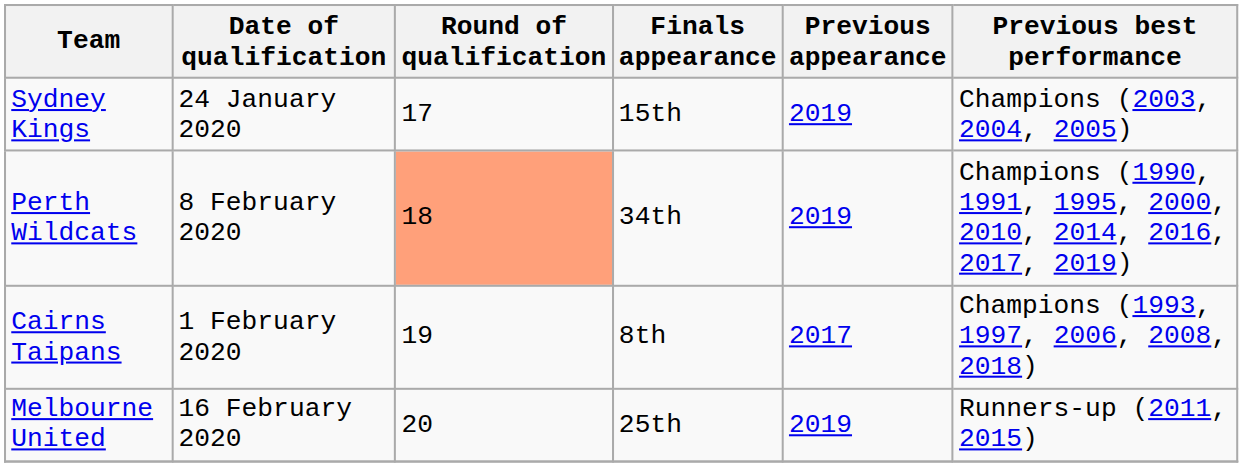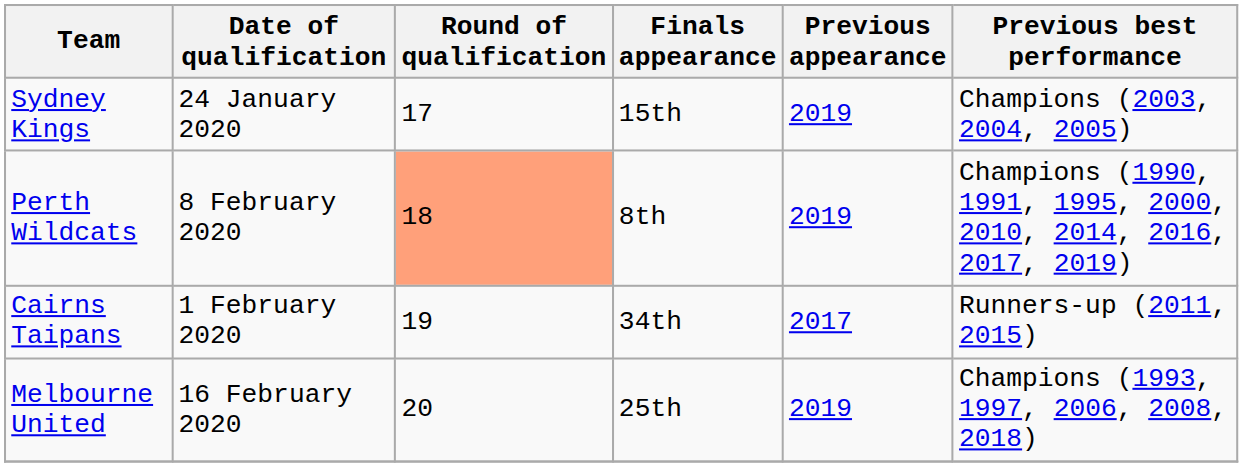(650, 218) 34th -> (643, 218) 8th
(643, 337) 8th -> (650, 321) 34th
(1093, 337) Champions (1993, 1997, 2006, 2008, 2018) -> (1093, 321) Runners-up (2011, 2015)
(1093, 425) Runners-up (2011, 2015) -> (1093, 410) Champions (1993, 1997, 2006, 2008, 2018)
